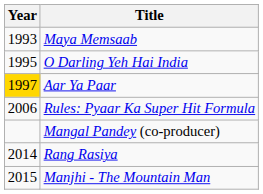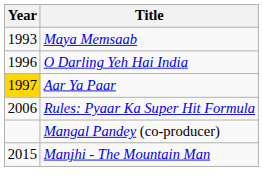(22, 62) 1995 -> (22, 62) 1996
- row: (81, 154)
